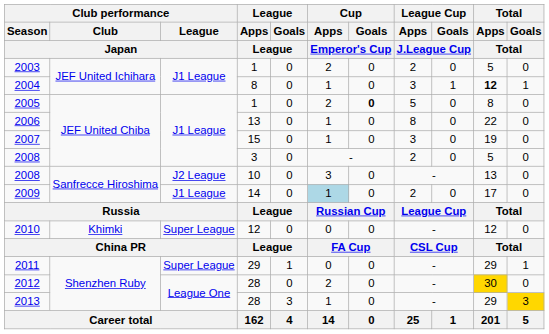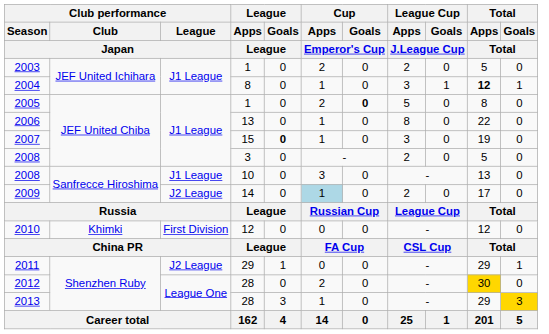(289, 139) normal -> (283, 139) bold
(199, 175) J2 League -> (196, 175) J1 League
(199, 193) J1 League -> (196, 193) J2 League
(199, 229) Super League -> (196, 229) First Division
(199, 265) Super League -> (196, 265) J2 League
